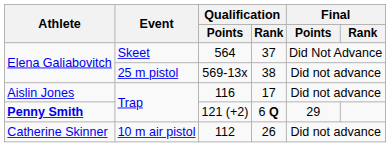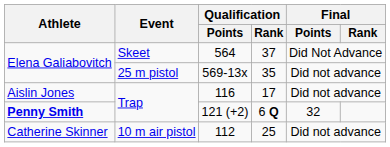(269, 73) 38 -> (269, 73) 35
(313, 113) 29 -> (313, 113) 32
(269, 132) 26 -> (269, 132) 25
